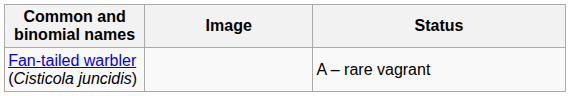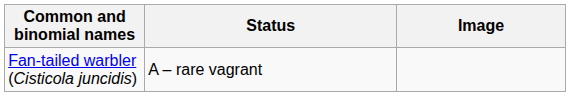columns swapped: (229, 26) <-> (439, 26)
